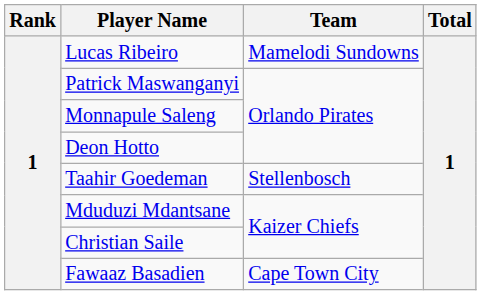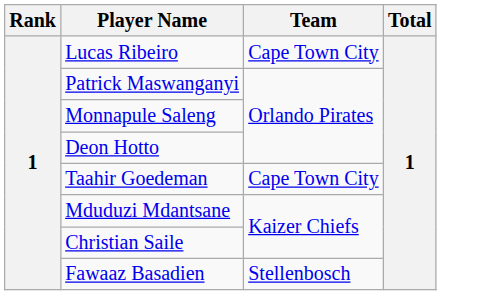(334, 52) Mamelodi Sundowns -> (313, 52) Cape Town City
(299, 178) Stellenbosch -> (313, 178) Cape Town City
(313, 274) Cape Town City -> (299, 274) Stellenbosch
